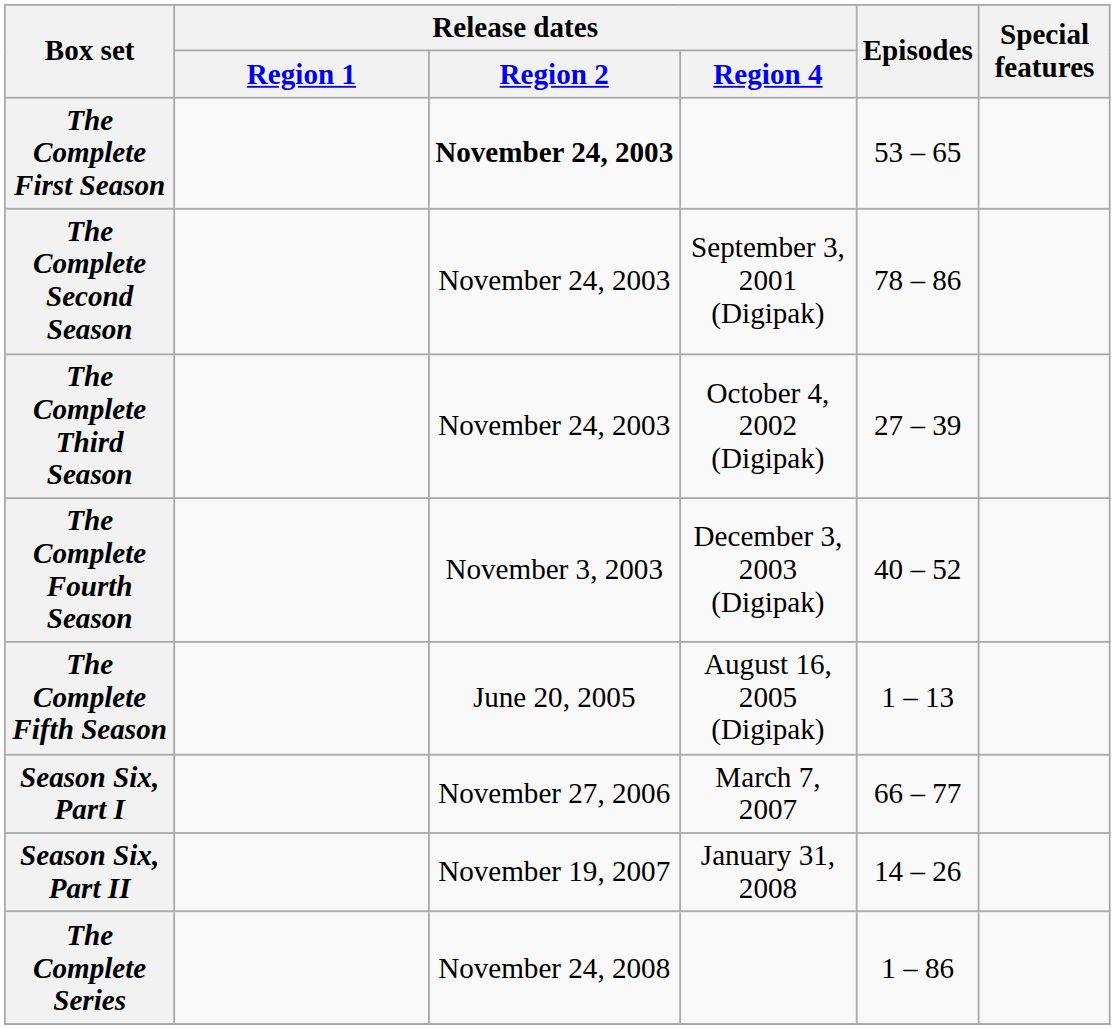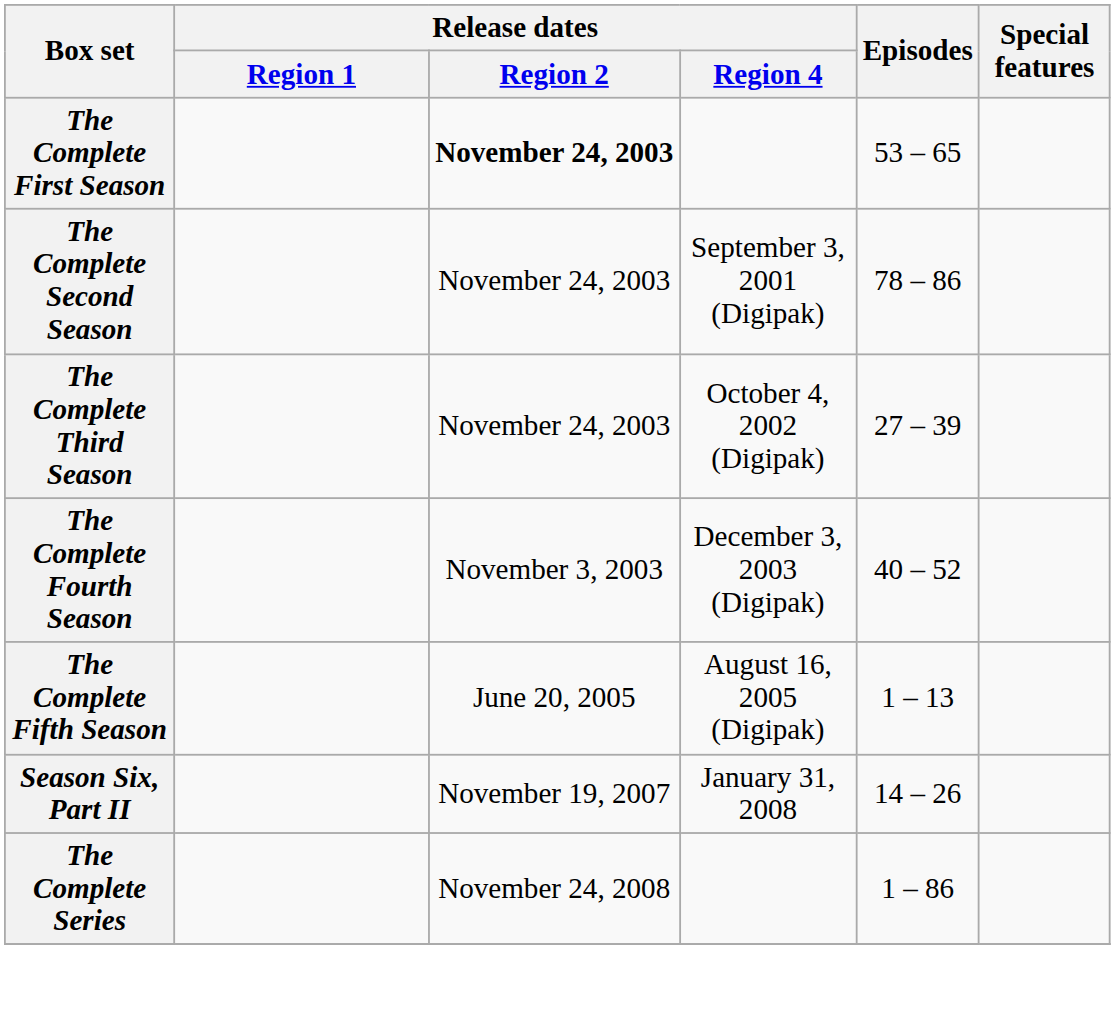- row: (90, 793)
